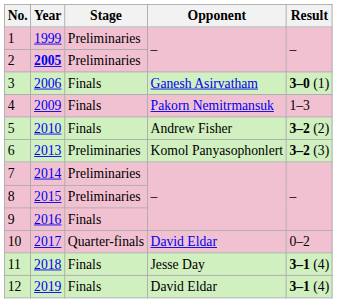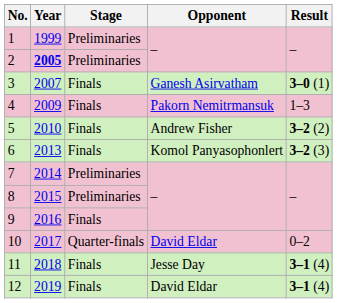(48, 83) 2006 -> (48, 83) 2007
(104, 151) Preliminaries -> (85, 151) Finals
